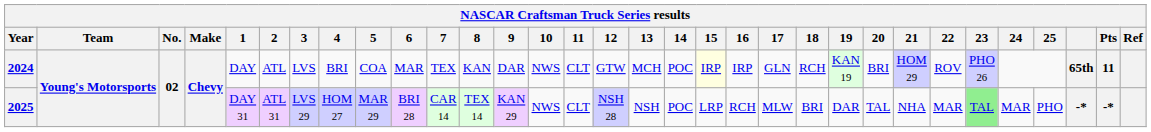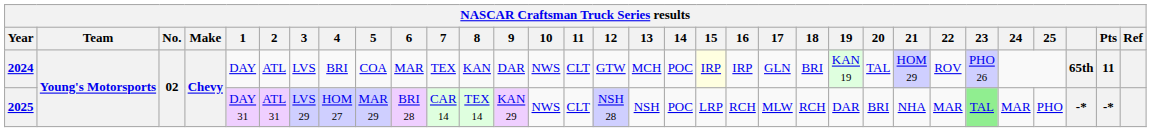(812, 68) RCH -> (812, 68) BRI
(878, 68) BRI -> (878, 68) TAL
(812, 107) BRI -> (812, 107) RCH
(878, 107) TAL -> (878, 107) BRI
